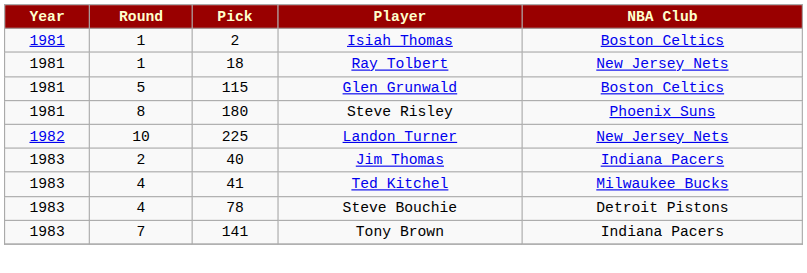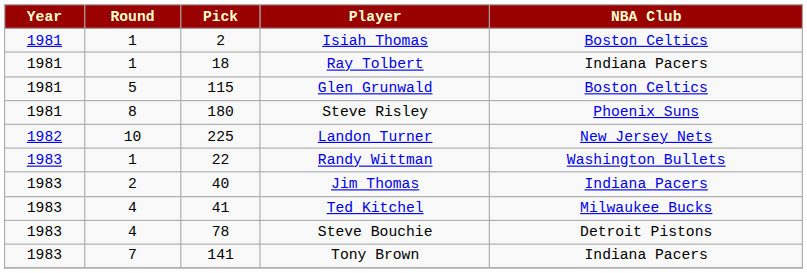(662, 64) New Jersey Nets -> (646, 64) Indiana Pacers
+ row: (375, 160)
